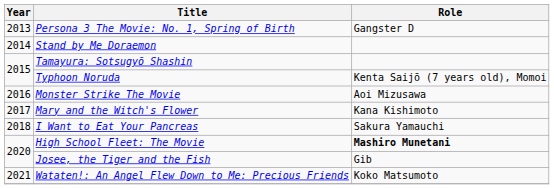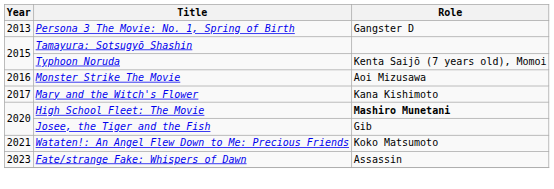- row: (96, 45)
- row: (117, 127)
+ row: (141, 159)
